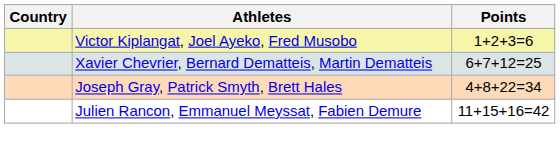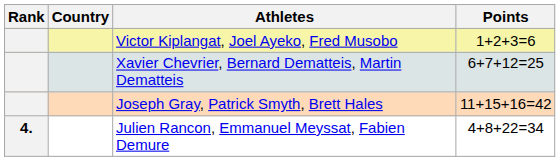+ column: (26, 17)
(504, 88) 4+8+22=34 -> (506, 104) 11+15+16=42
(504, 111) 11+15+16=42 -> (506, 128) 4+8+22=34
